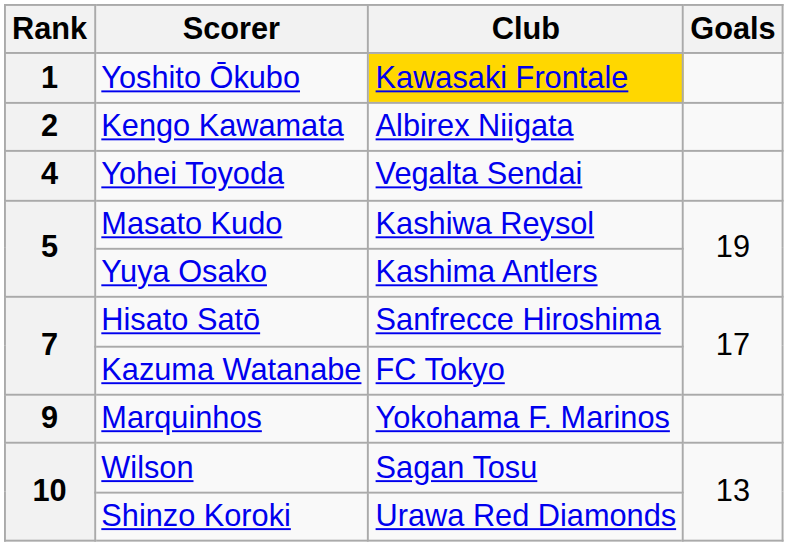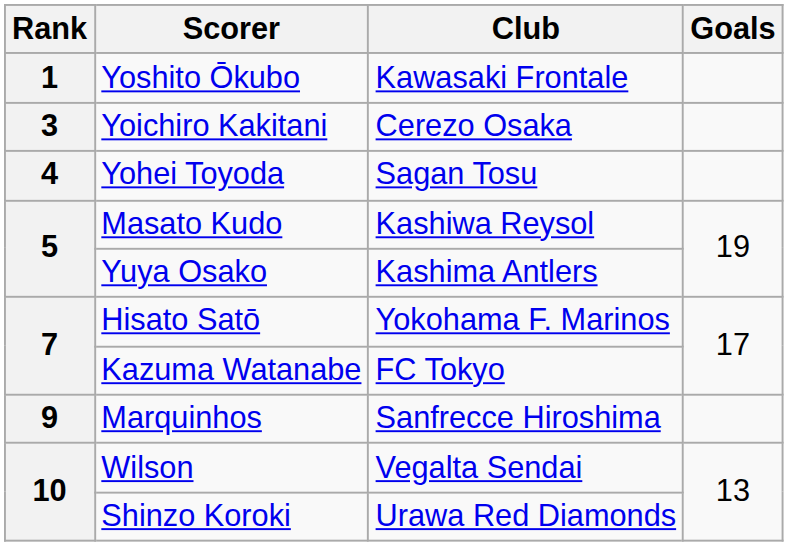(502, 77) gold background -> (502, 77) no background
- row: (223, 126)
+ row: (214, 126)
(479, 175) Vegalta Sendai -> (456, 175) Sagan Tosu
(518, 321) Sanfrecce Hiroshima -> (523, 321) Yokohama F. Marinos
(523, 418) Yokohama F. Marinos -> (518, 418) Sanfrecce Hiroshima
(456, 467) Sagan Tosu -> (479, 467) Vegalta Sendai
